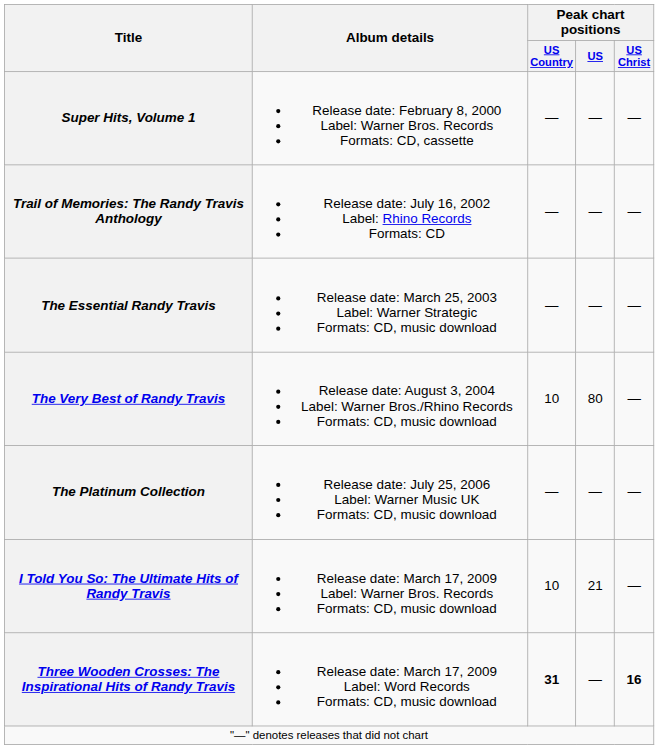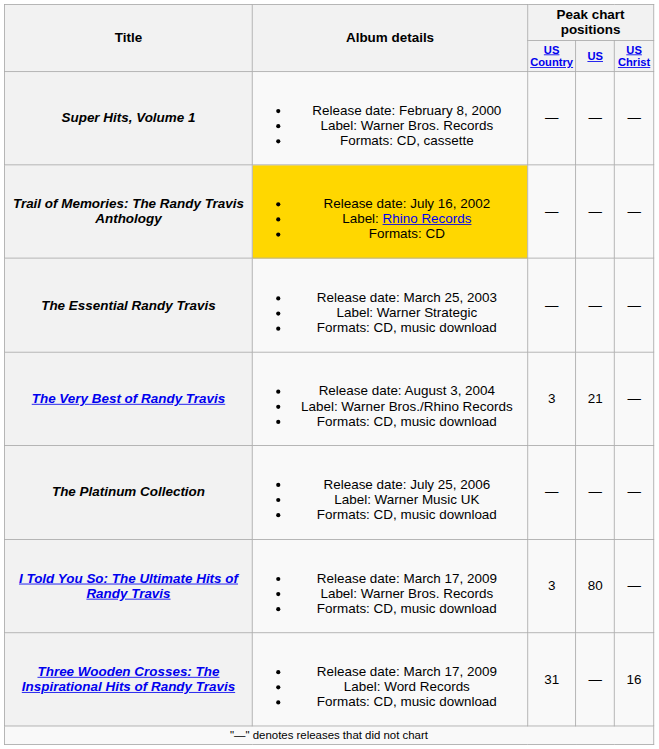(390, 219) no background -> (390, 219) gold background
(552, 398) 10 -> (552, 398) 3
(595, 398) 80 -> (595, 398) 21
(552, 585) 10 -> (552, 585) 3
(595, 585) 21 -> (595, 585) 80
(552, 679) bold -> (552, 679) normal
(634, 679) bold -> (634, 679) normal
